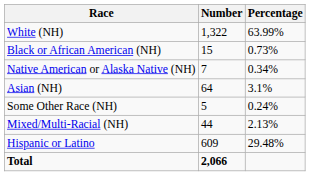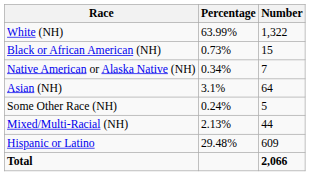columns swapped: (222, 13) <-> (275, 13)
